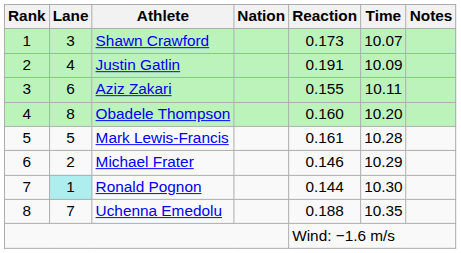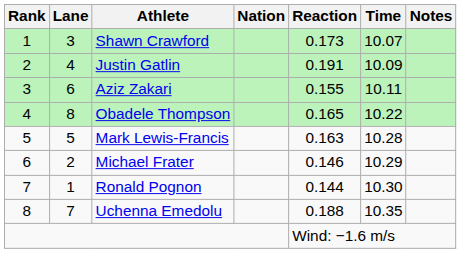(325, 114) 0.160 -> (325, 114) 0.165
(383, 114) 10.20 -> (383, 114) 10.22
(325, 138) 0.161 -> (325, 138) 0.163
(71, 187) paleturquoise background -> (71, 187) no background
